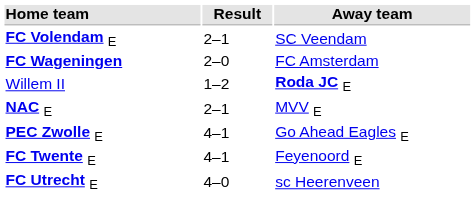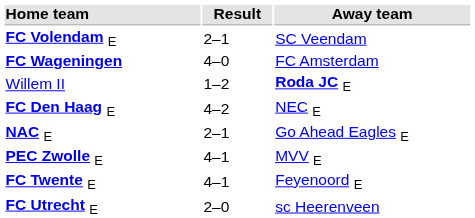(216, 61) 2–0 -> (216, 61) 4–0
+ row: (60, 109)
(298, 109) MVV E -> (342, 133) Go Ahead Eagles E
(342, 133) Go Ahead Eagles E -> (298, 158) MVV E
(216, 182) 4–0 -> (216, 206) 2–0
